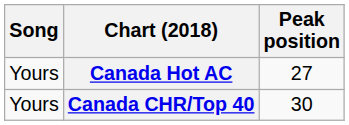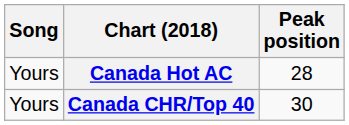(302, 73) 27 -> (302, 73) 28
